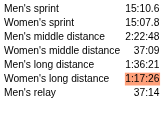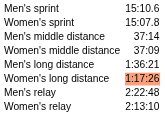(142, 37) 2:22:48 -> (147, 37) 37:14
(147, 93) 37:14 -> (142, 93) 2:22:48
+ row: (38, 107)
